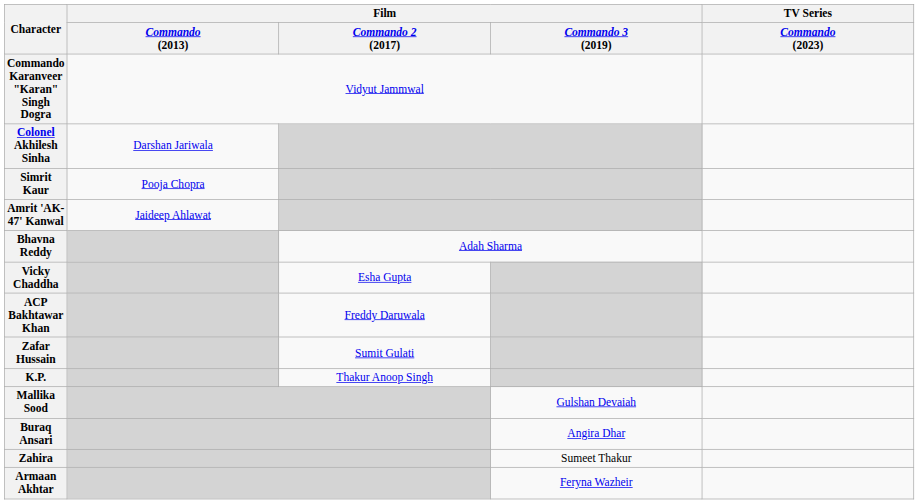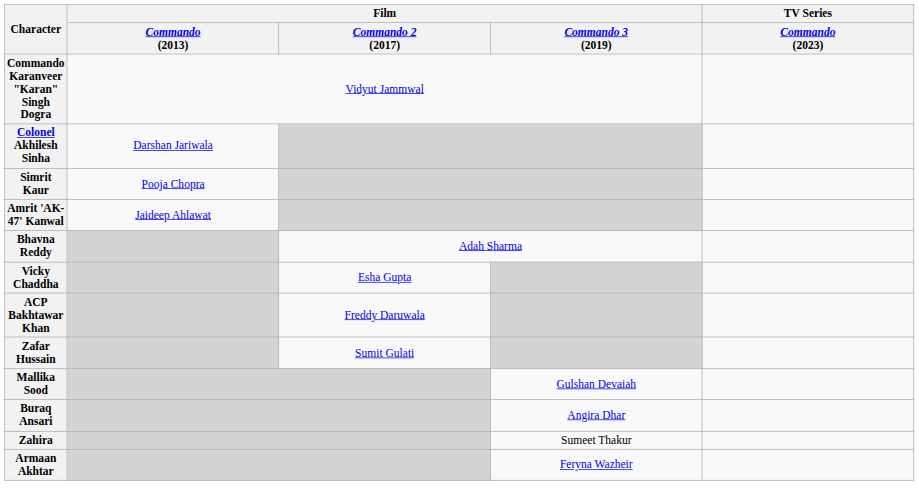- row: (36, 377)
